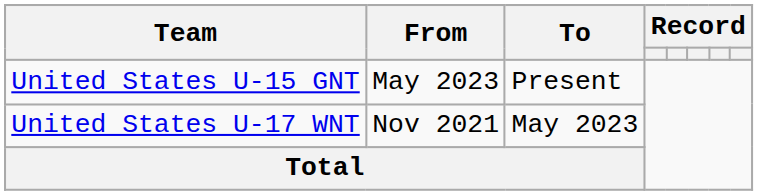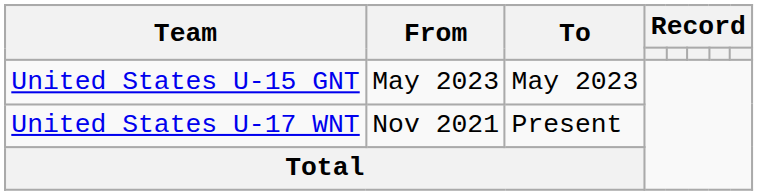(567, 82) Present -> (575, 82) May 2023
(575, 125) May 2023 -> (567, 125) Present
